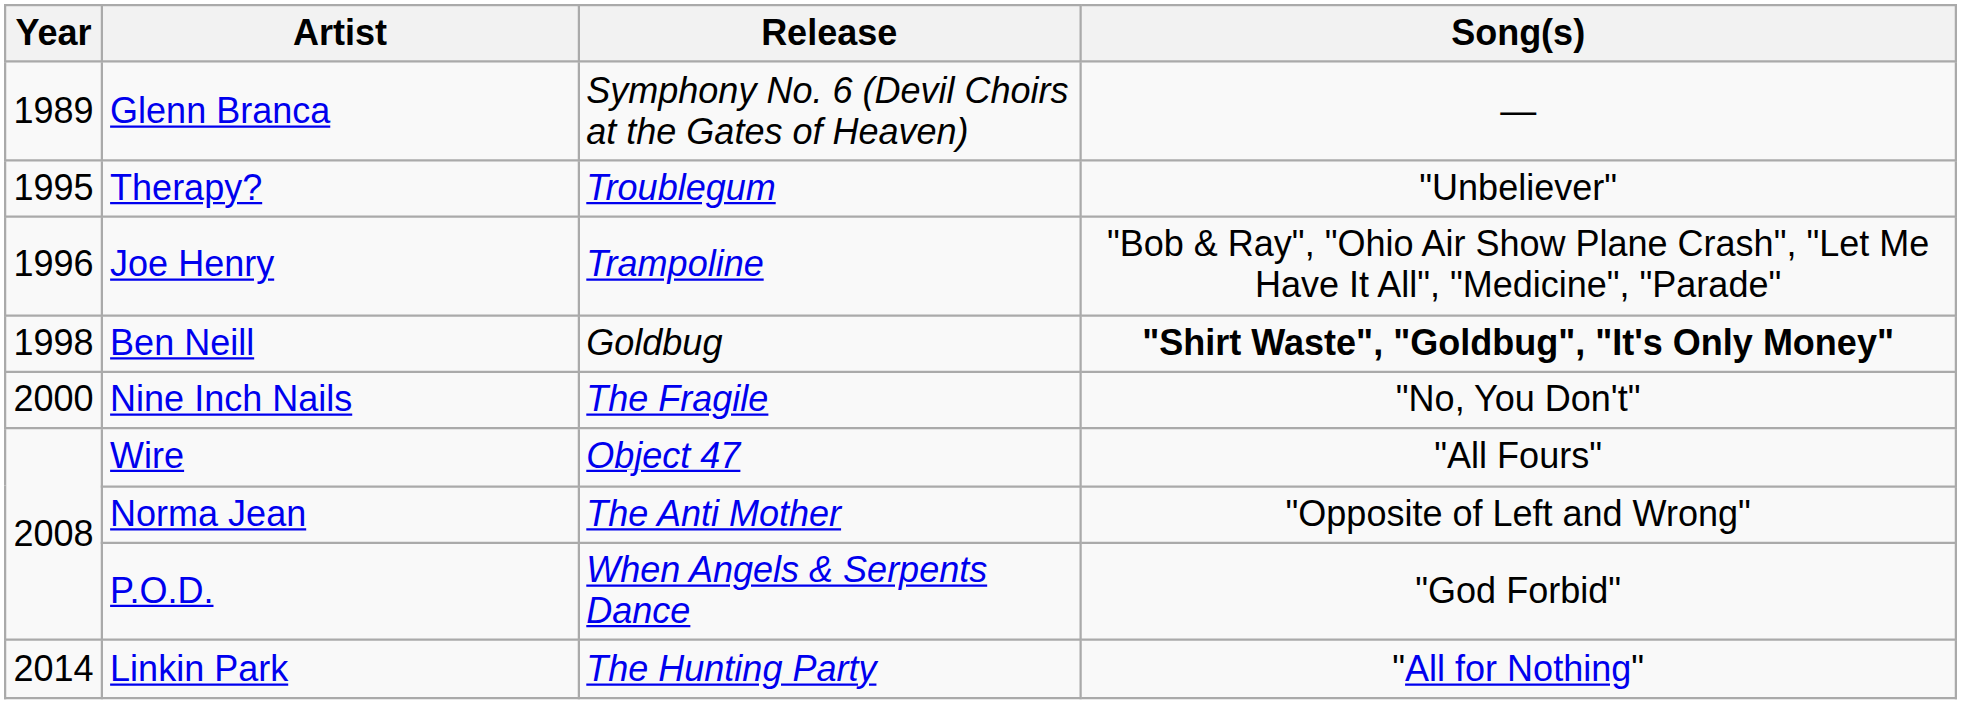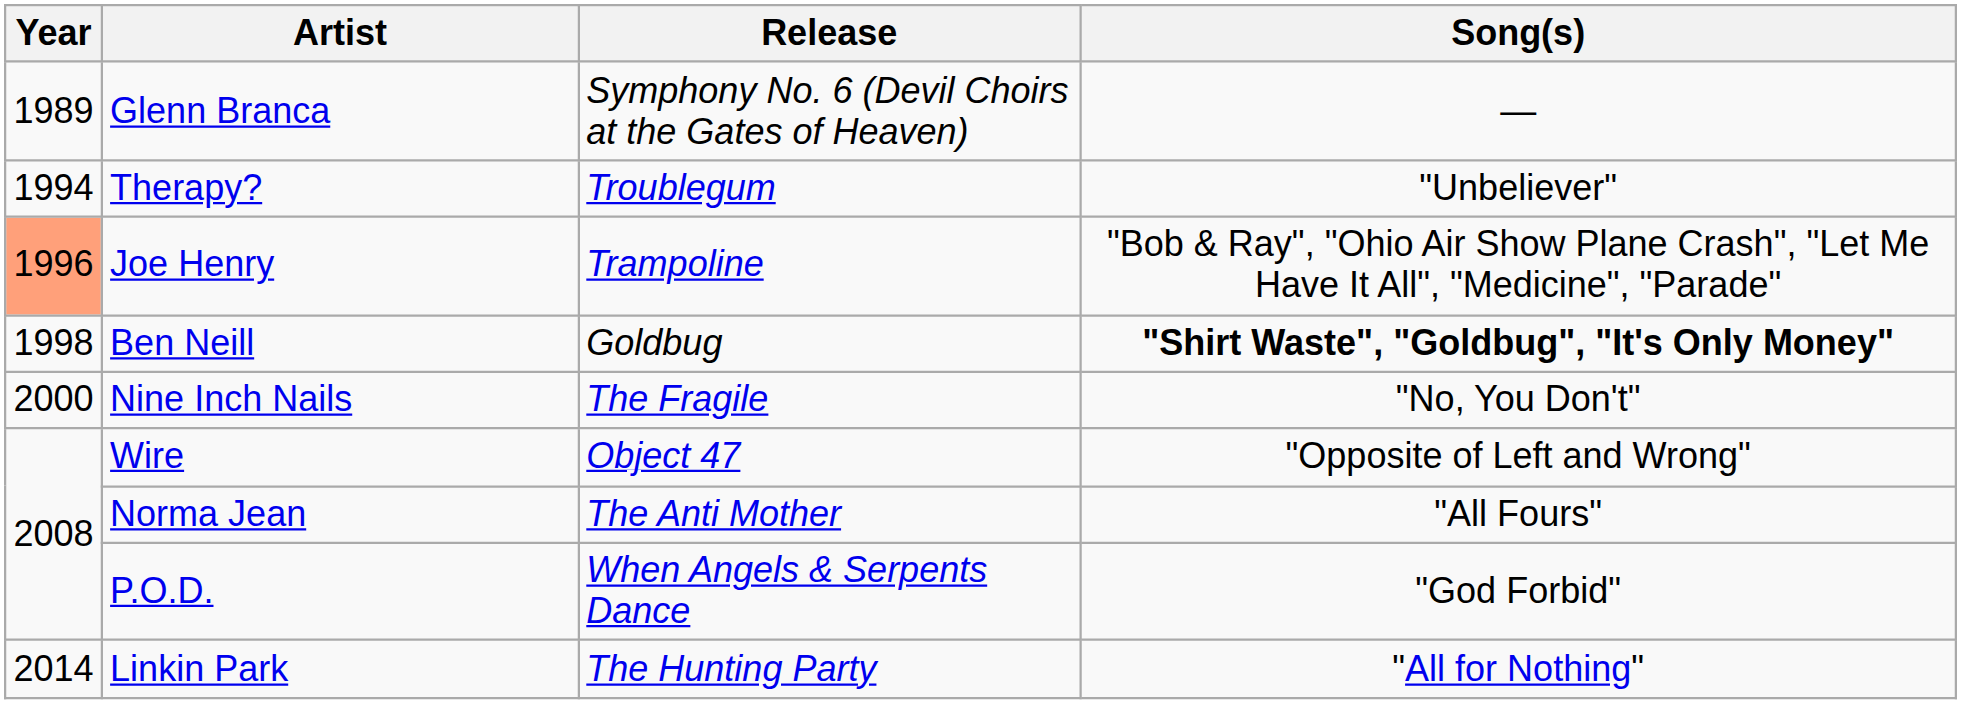(53, 187) 1995 -> (53, 187) 1994
(53, 265) no background -> (53, 265) lightsalmon background
(1518, 456) "All Fours" -> (1518, 456) "Opposite of Left and Wrong"
(1518, 513) "Opposite of Left and Wrong" -> (1518, 513) "All Fours"
